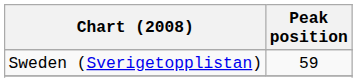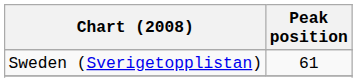(309, 63) 59 -> (309, 63) 61
